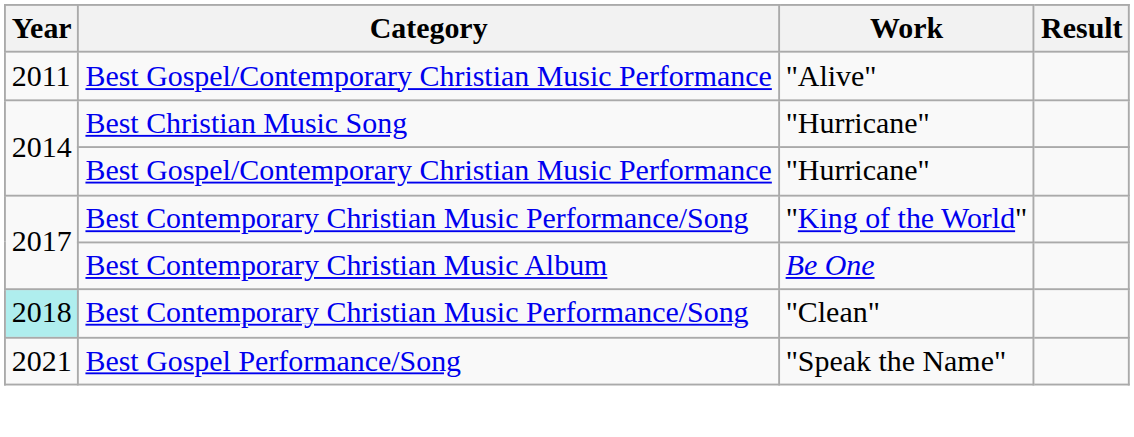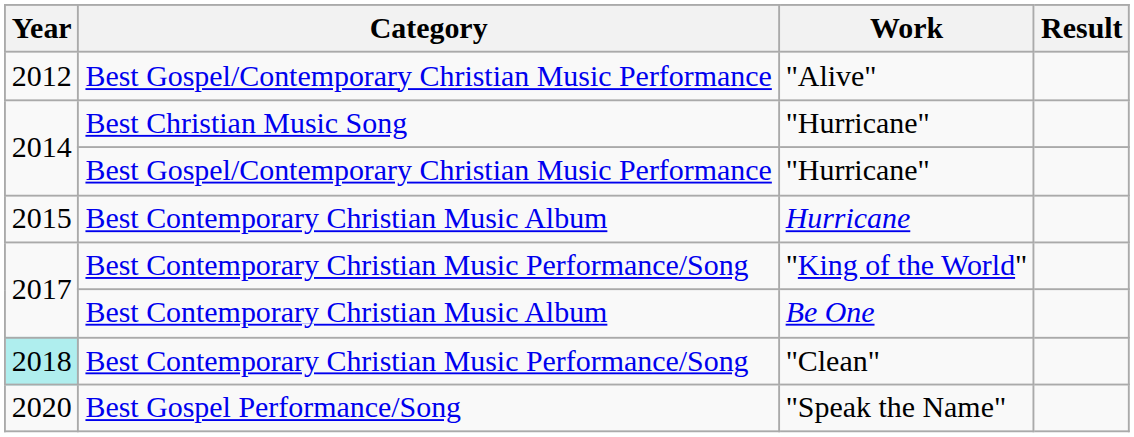(41, 75) 2011 -> (42, 75) 2012
+ row: (346, 218)
(42, 360) 2021 -> (42, 407) 2020
